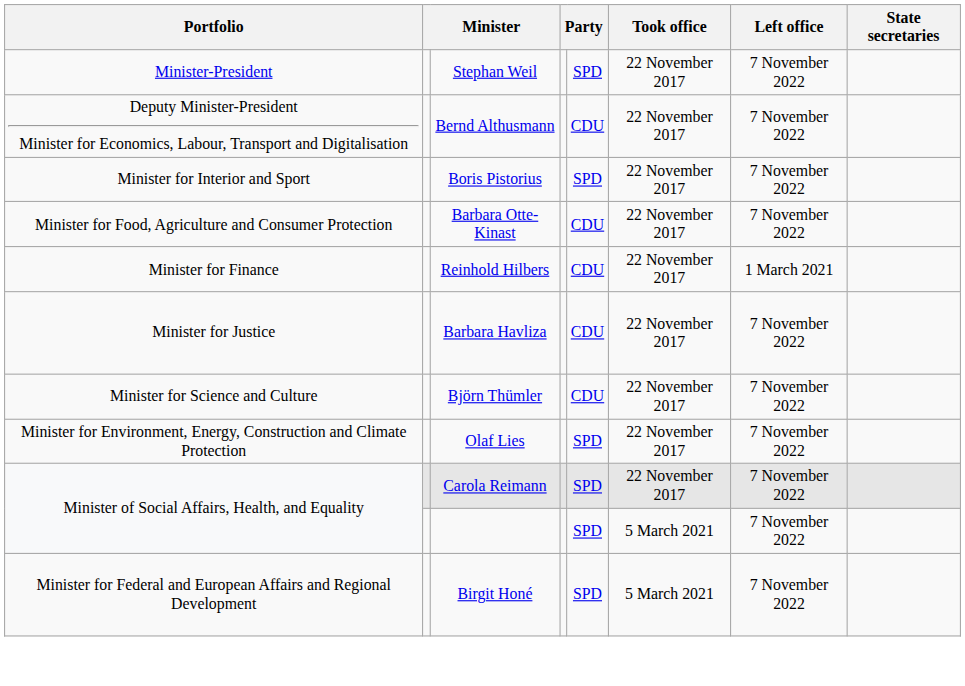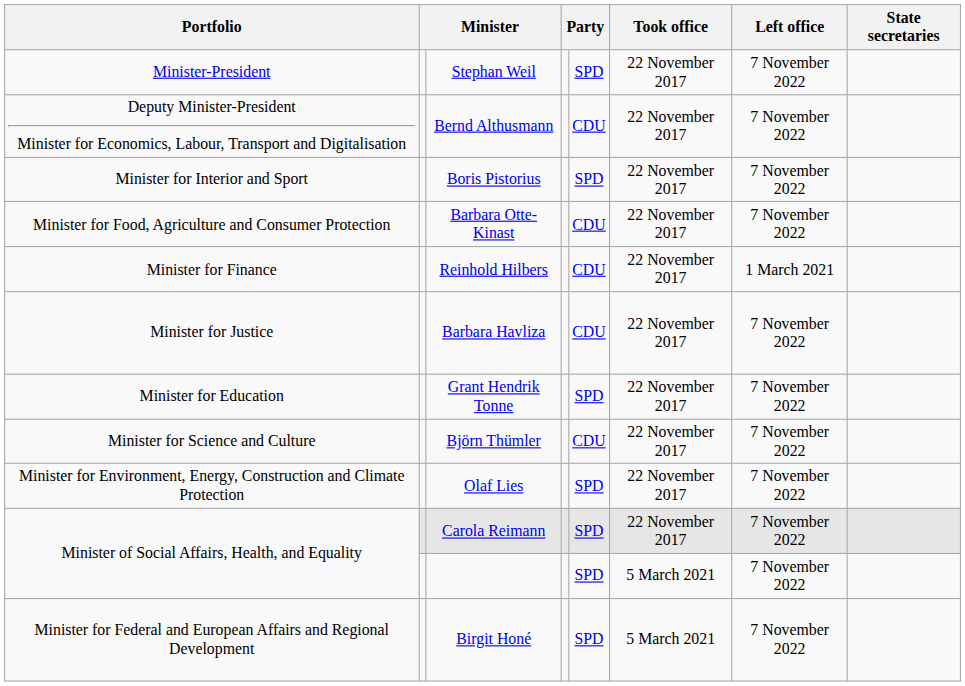+ row: (494, 396)
